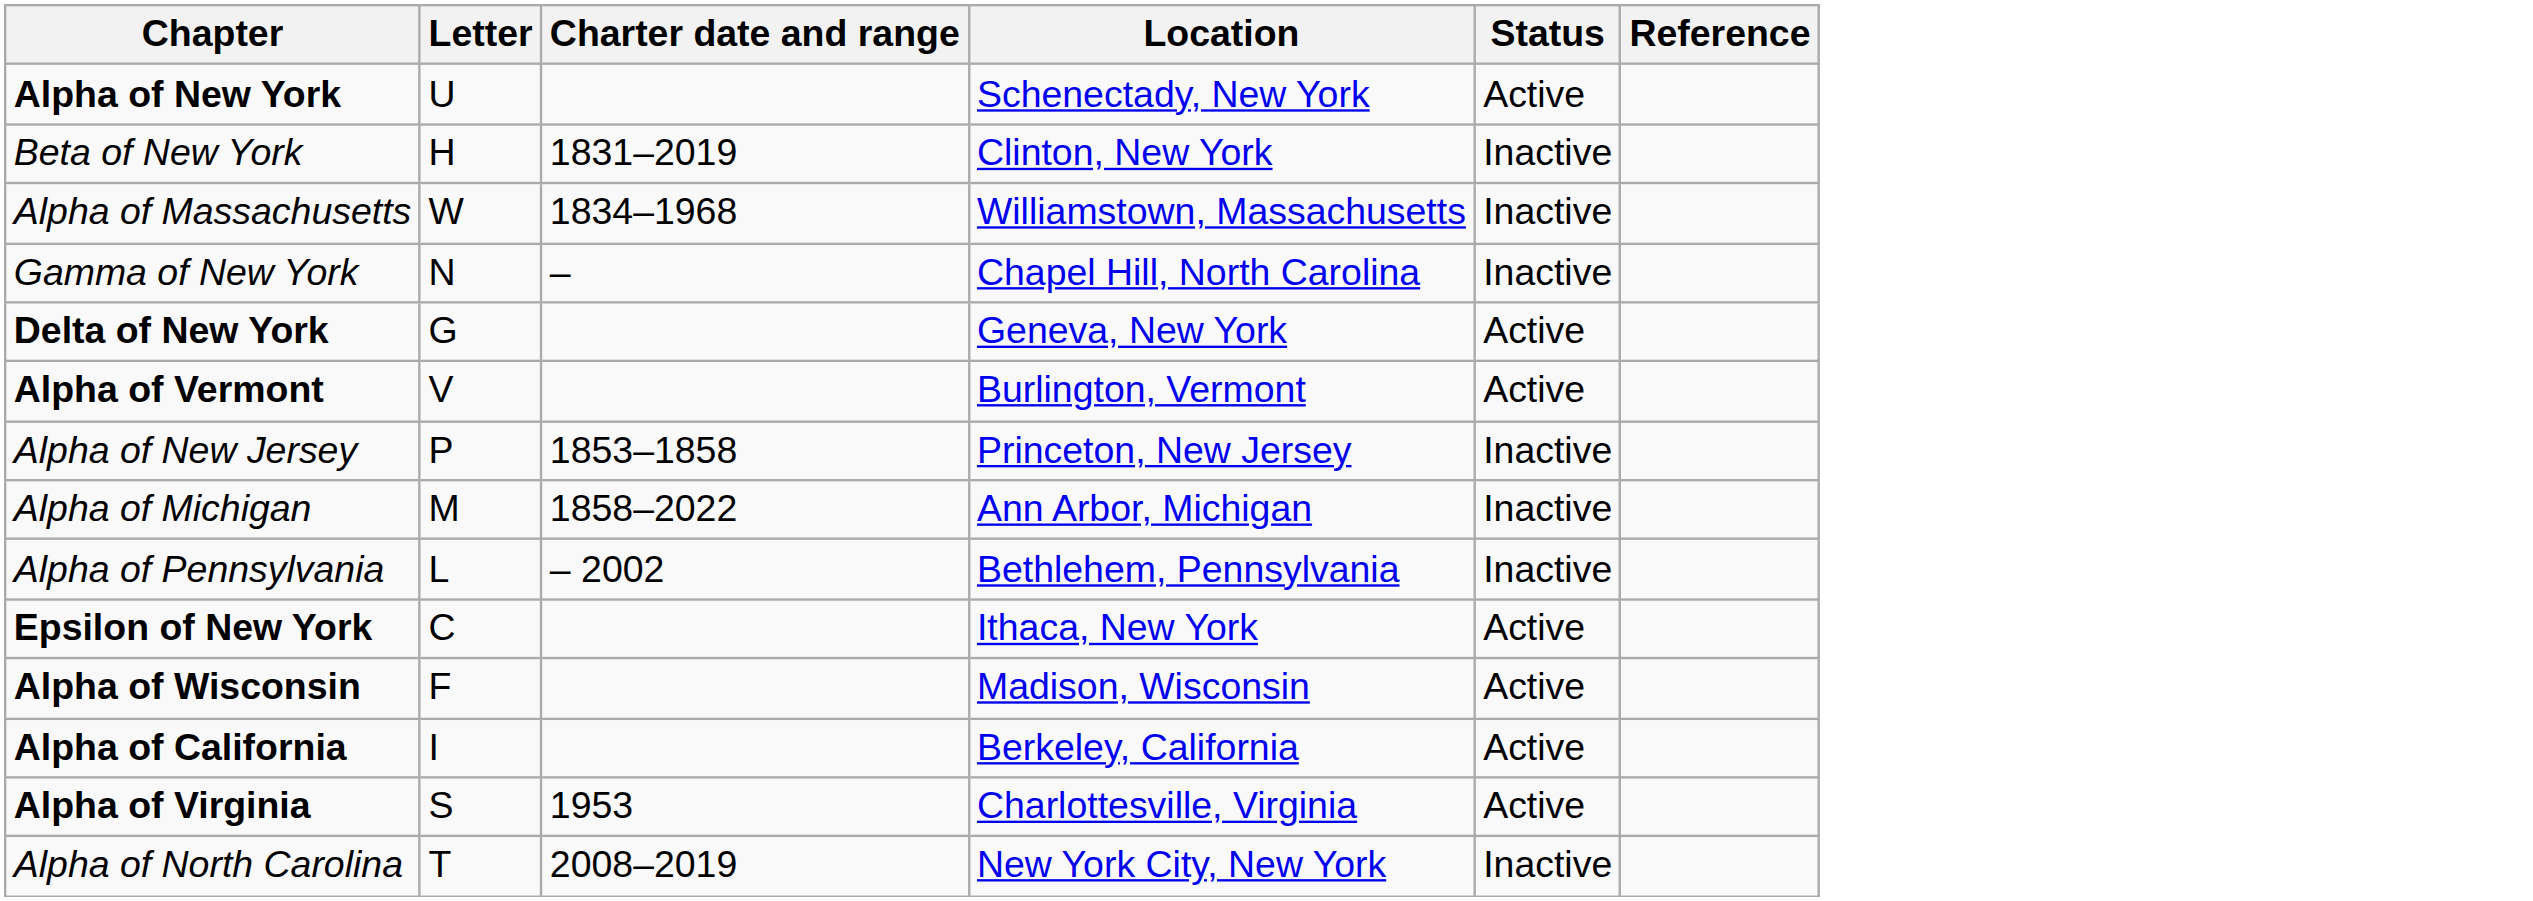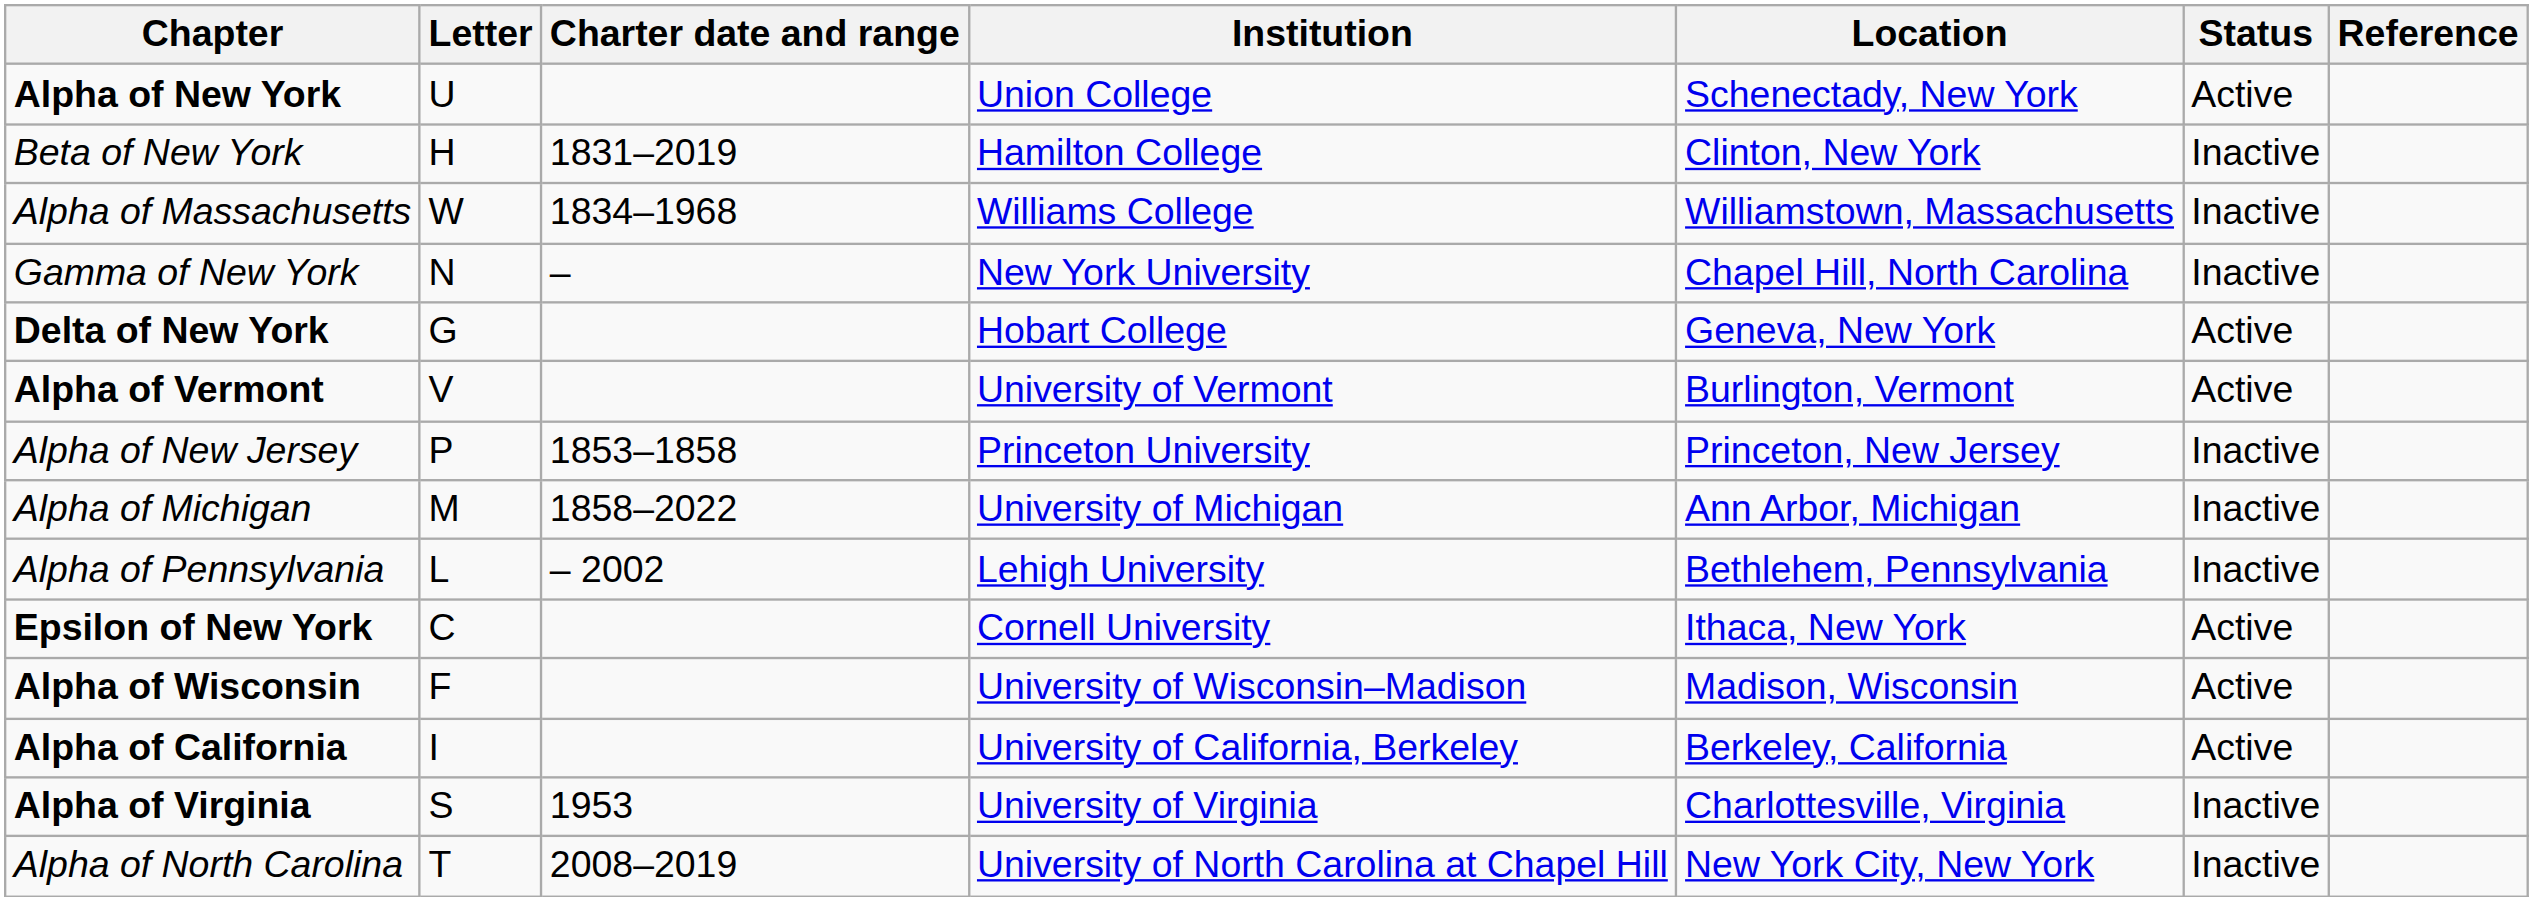+ column: (1322, 34)
(1534, 806) Active -> (2256, 806) Inactive
